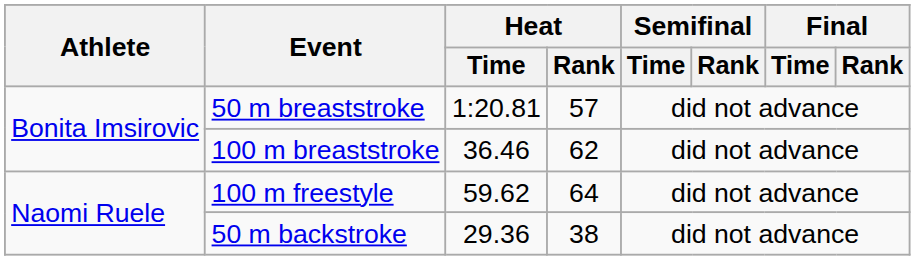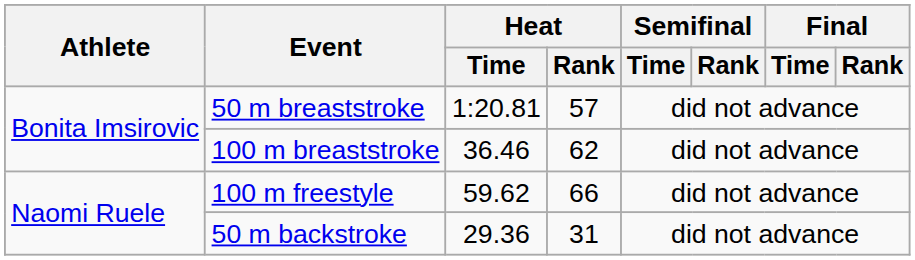(584, 192) 64 -> (584, 192) 66
(584, 234) 38 -> (584, 234) 31
